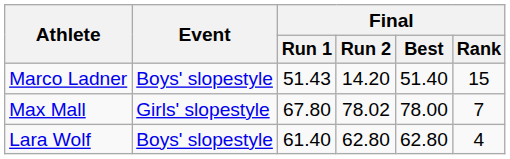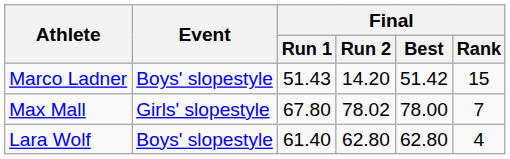(424, 79) 51.40 -> (424, 79) 51.42
